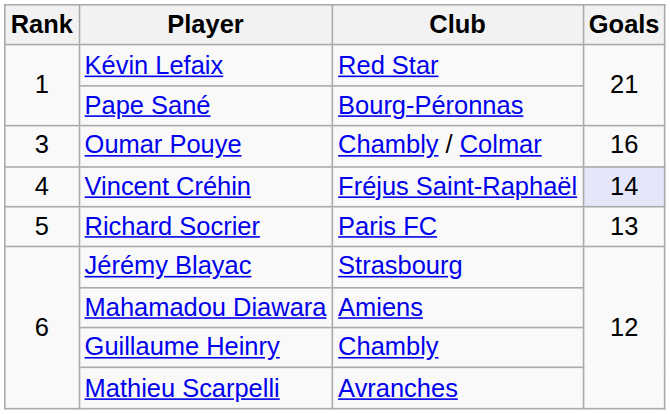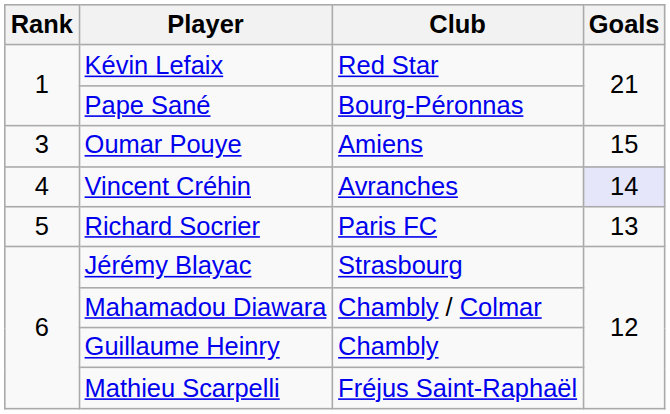(440, 145) Chambly / Colmar -> (381, 145) Amiens
(624, 145) 16 -> (624, 145) 15
(458, 186) Fréjus Saint-Raphaël -> (398, 186) Avranches
(381, 307) Amiens -> (440, 307) Chambly / Colmar
(398, 387) Avranches -> (458, 387) Fréjus Saint-Raphaël
